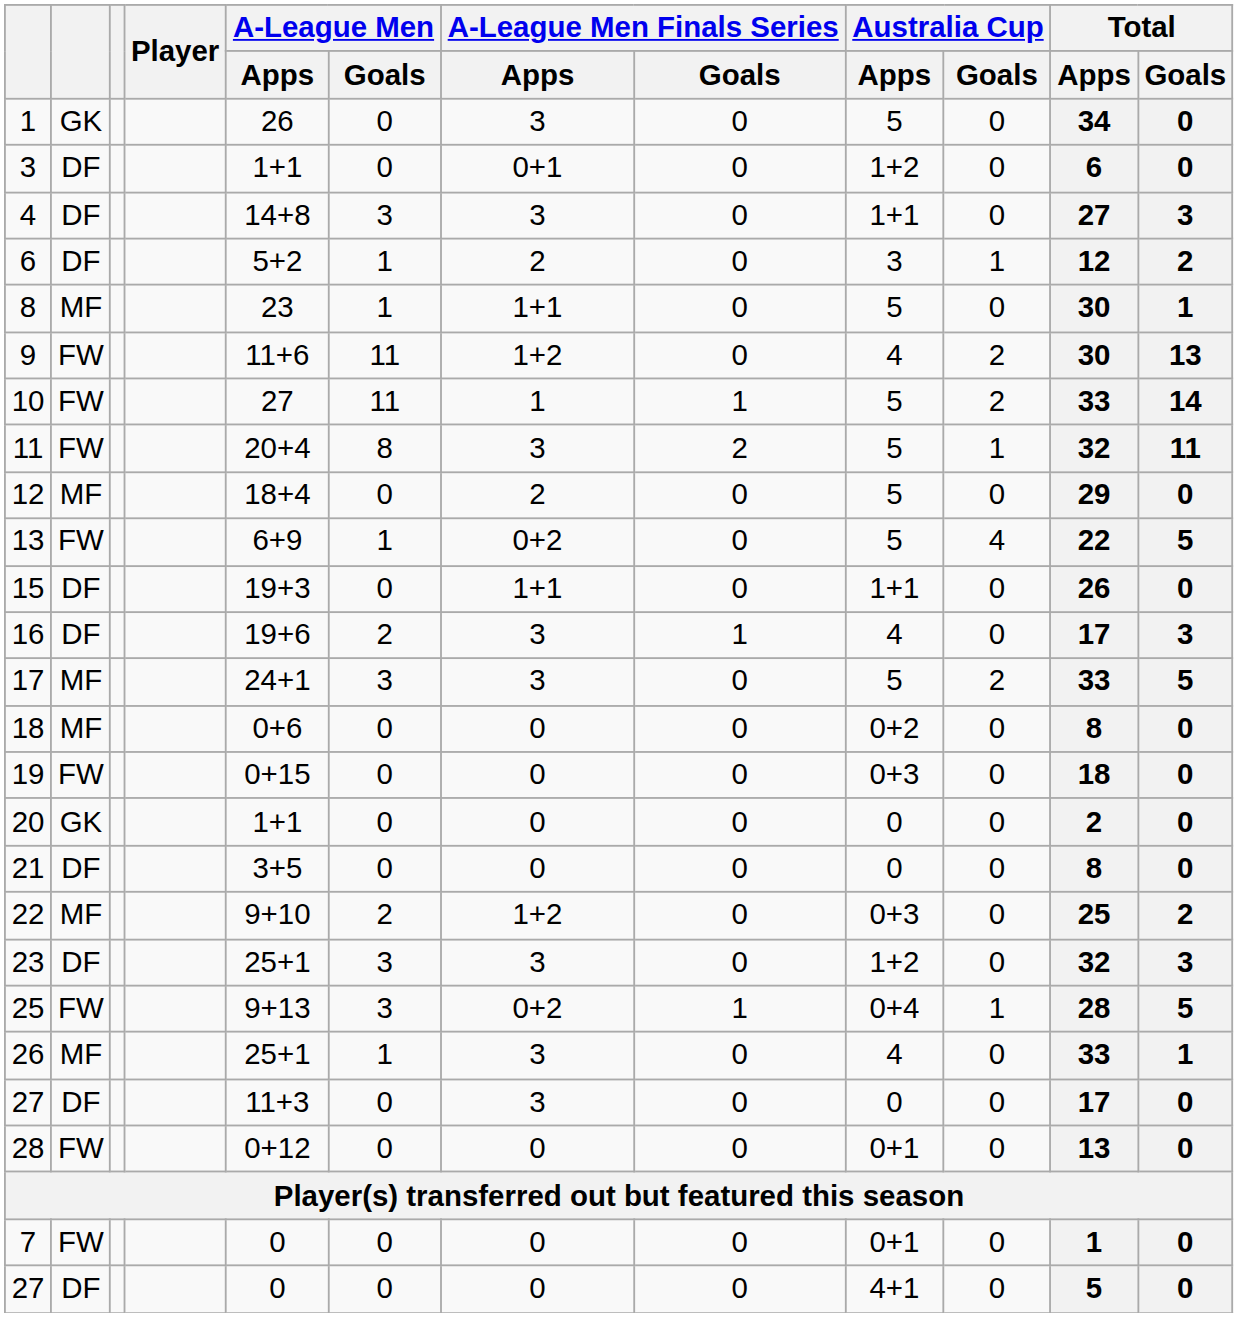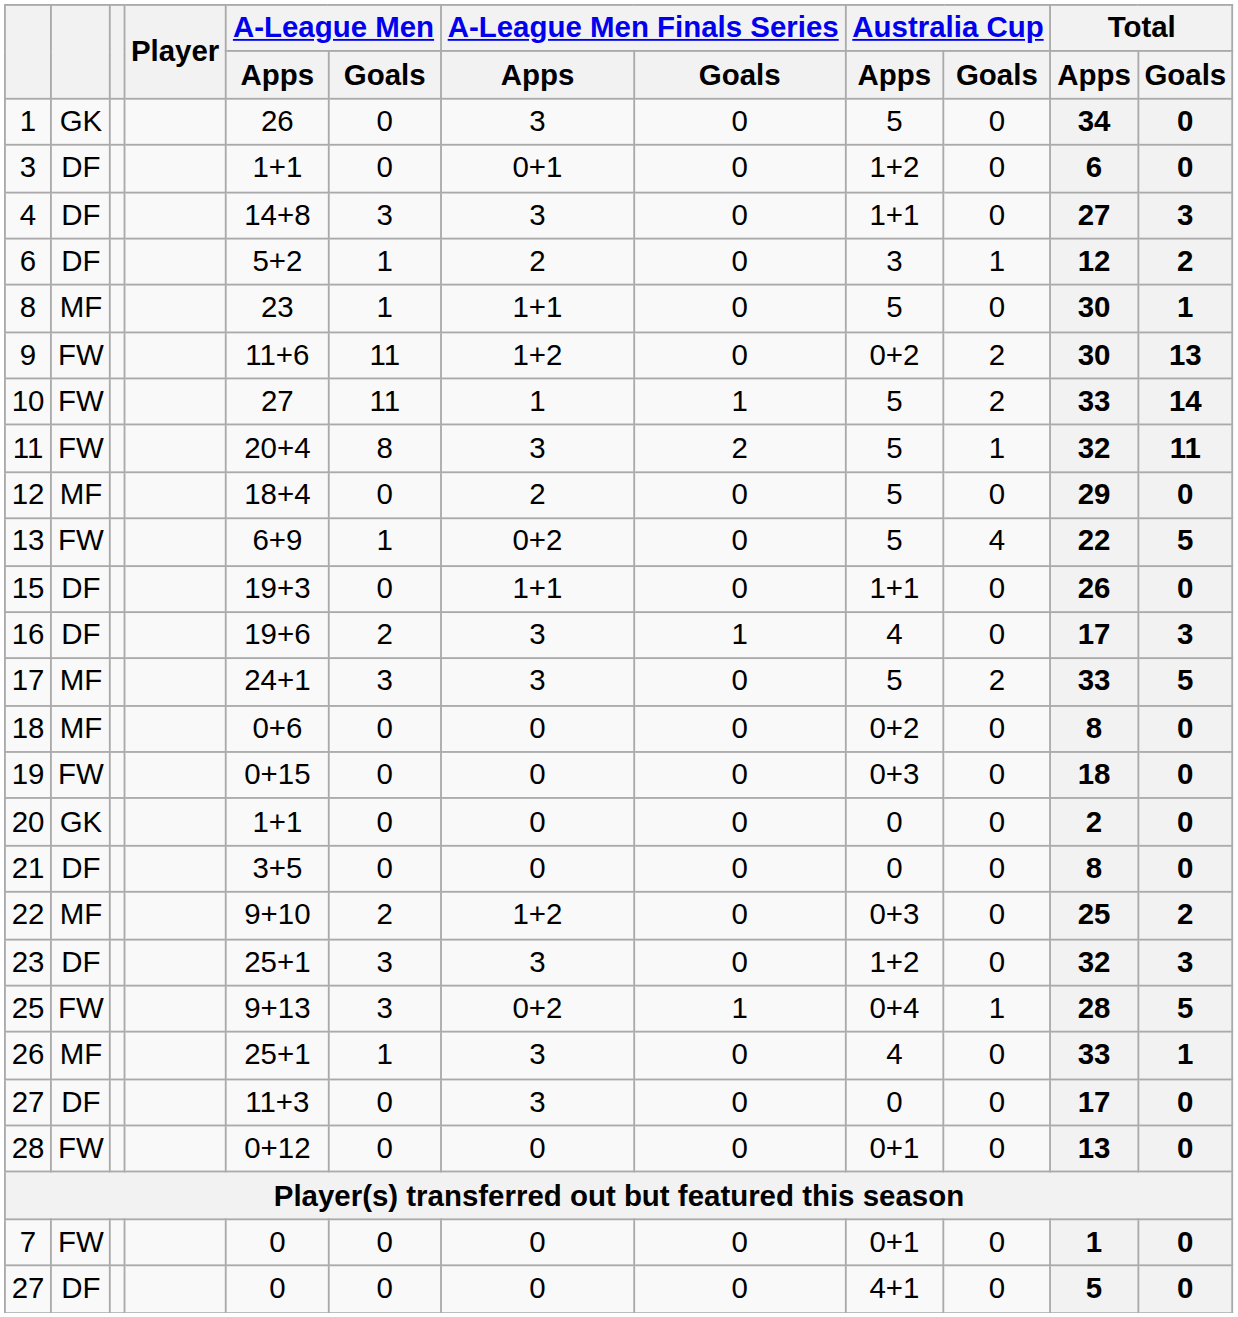(894, 354) 4 -> (894, 354) 0+2
